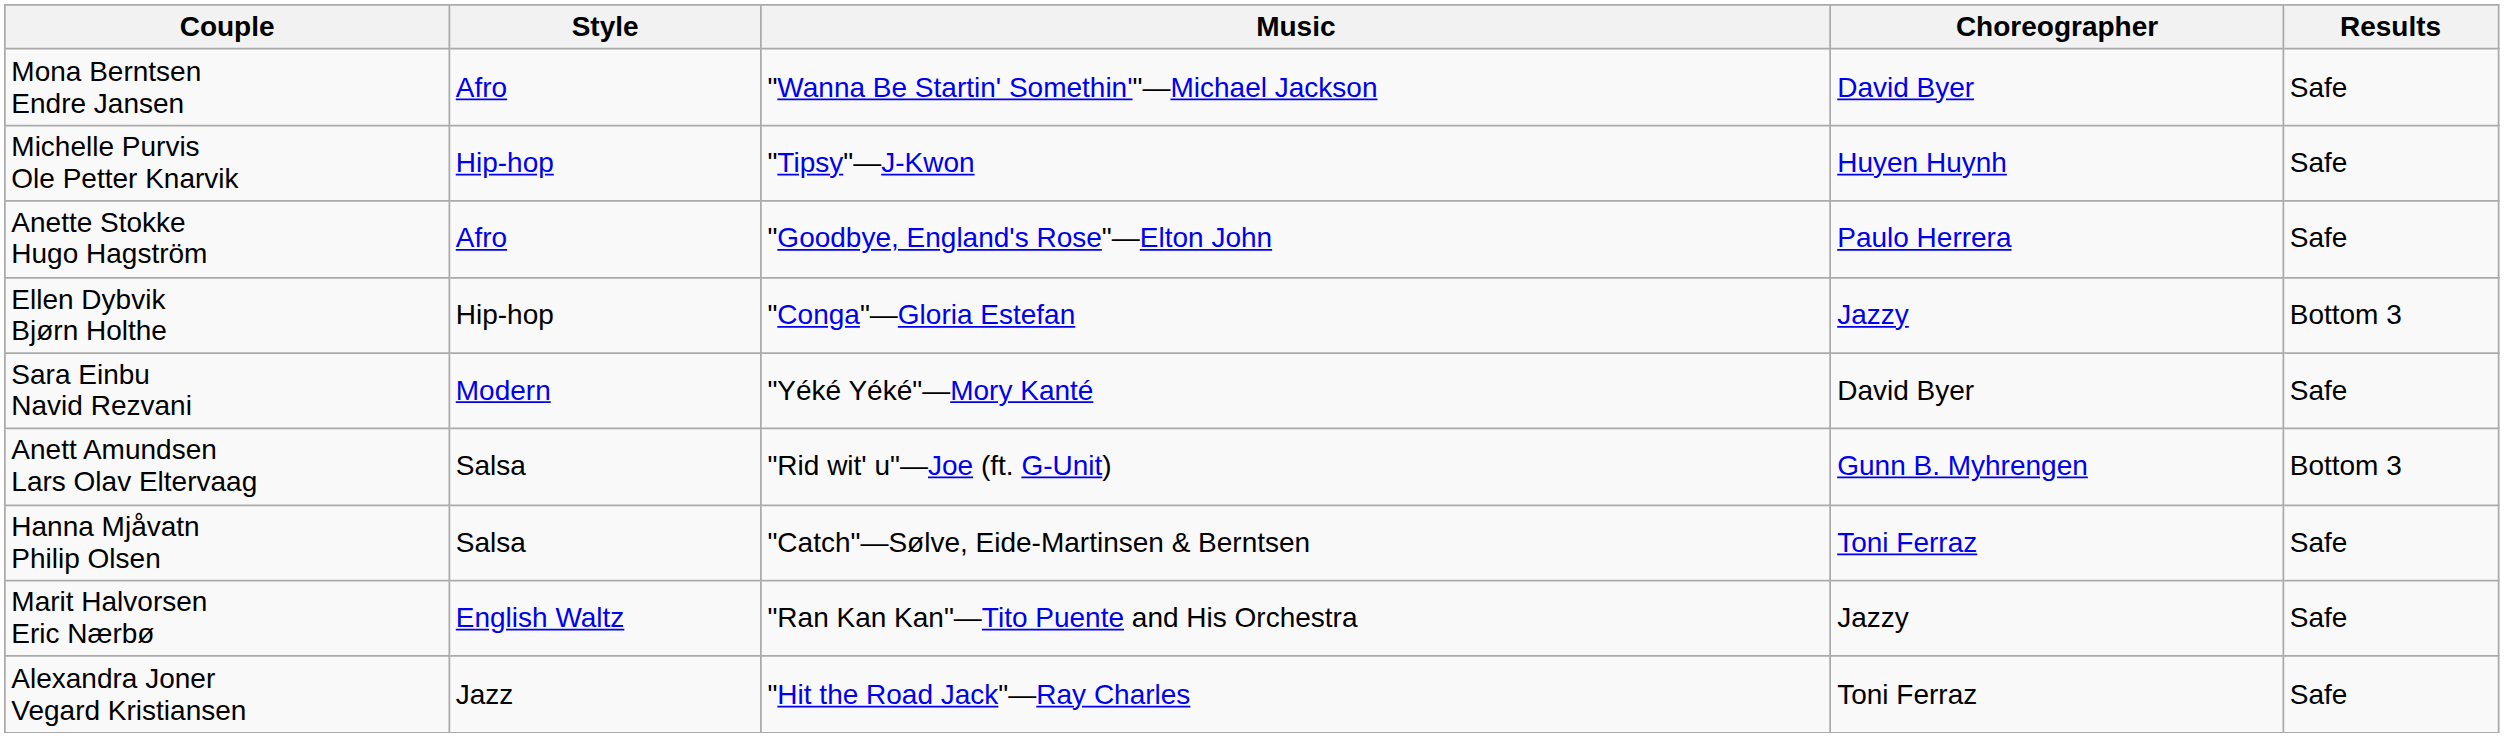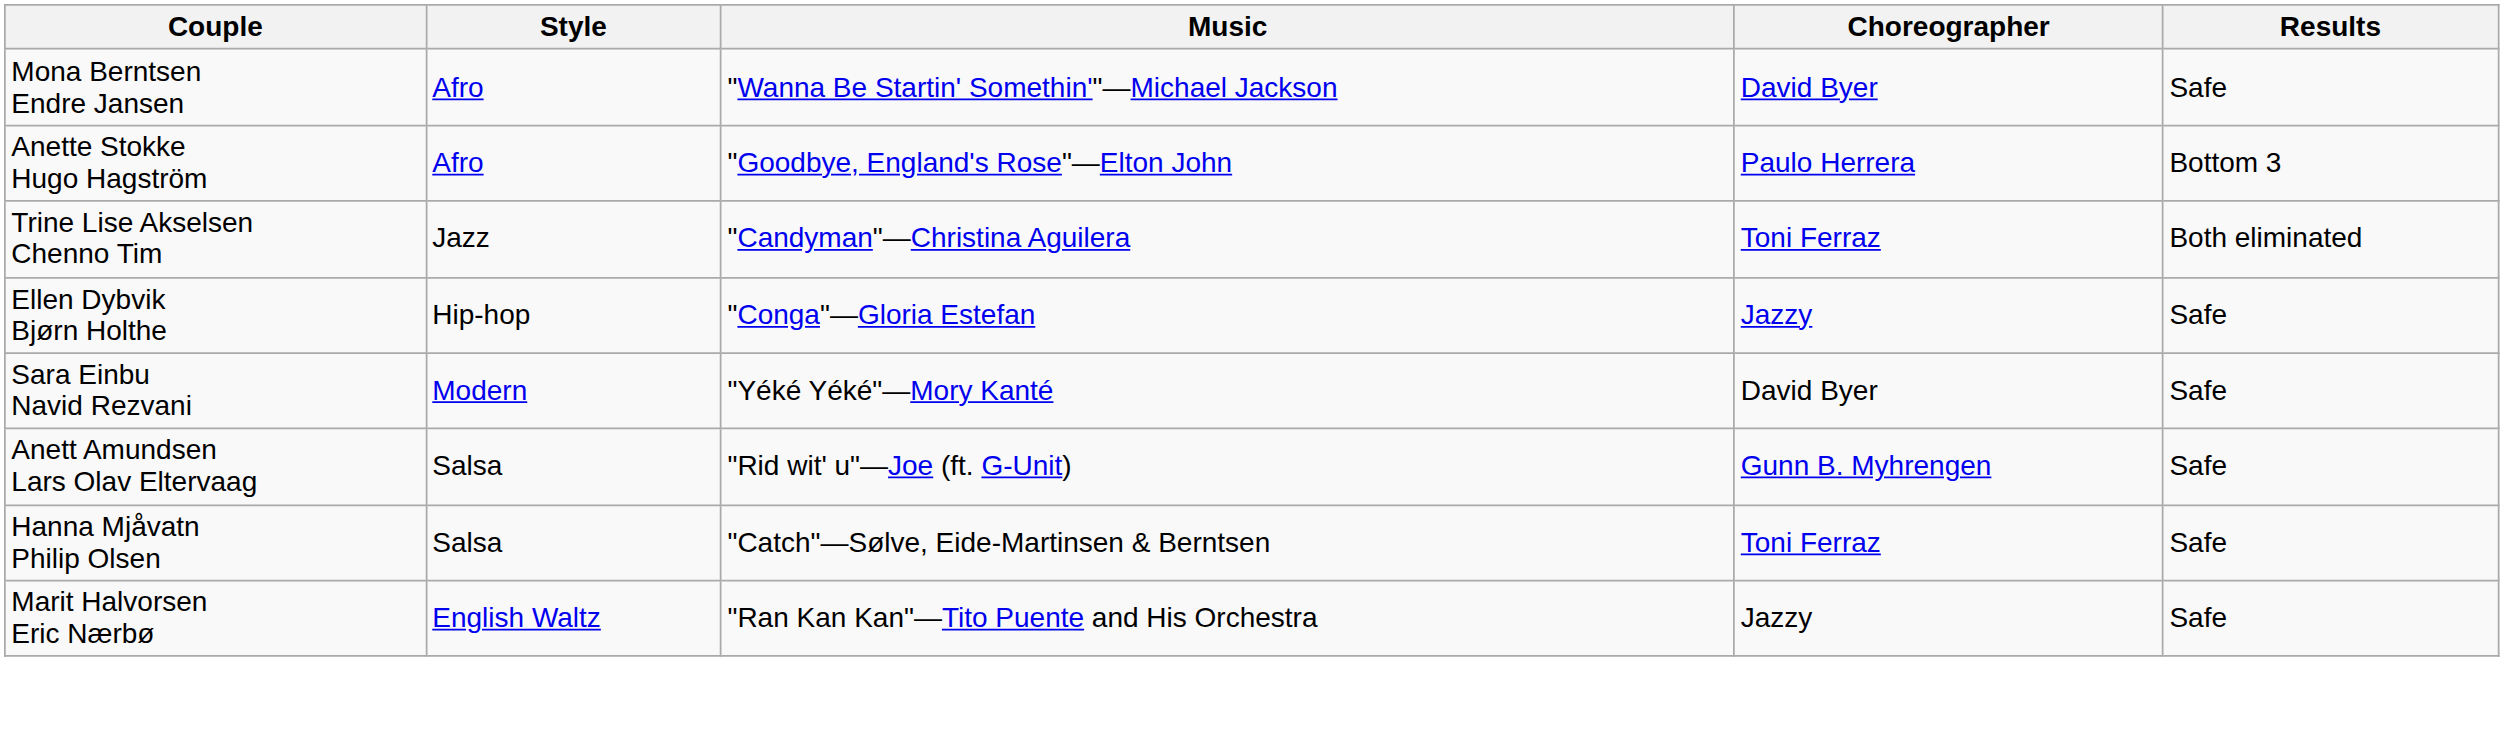- row: (125, 162)
(2319, 238) Safe -> (2225, 162) Bottom 3
+ row: (132, 238)
(2346, 314) Bottom 3 -> (2198, 314) Safe
(2346, 466) Bottom 3 -> (2198, 466) Safe
- row: (129, 694)
